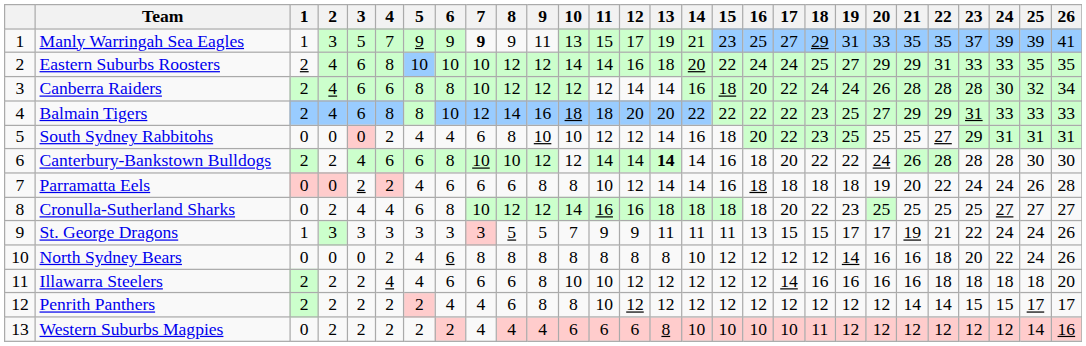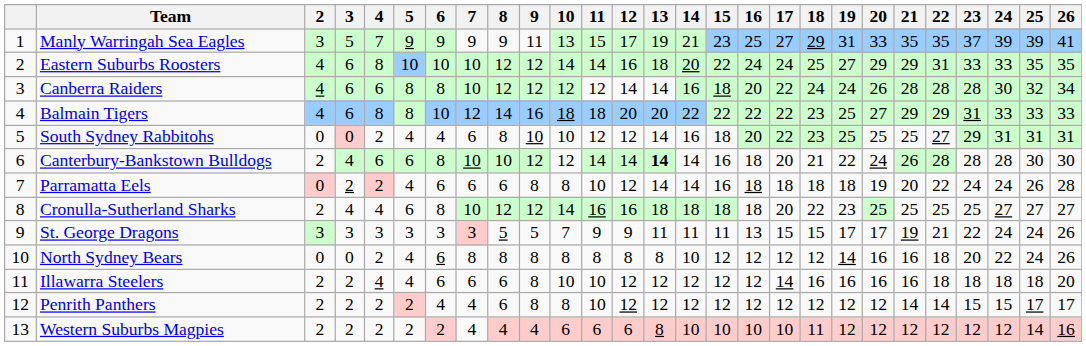- column: (304, 16)
(481, 40) bold -> (472, 40) normal
(820, 161) 22 -> (816, 161) 21
